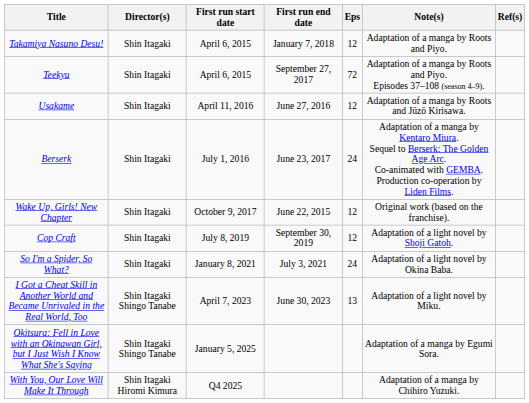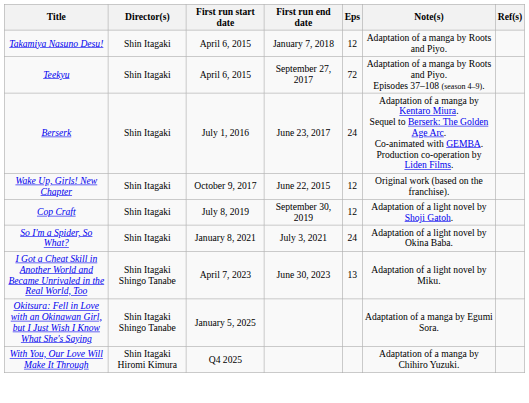- row: (56, 106)
